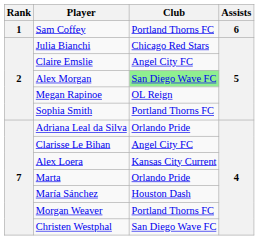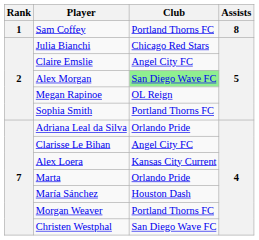(236, 29) 6 -> (236, 29) 8
